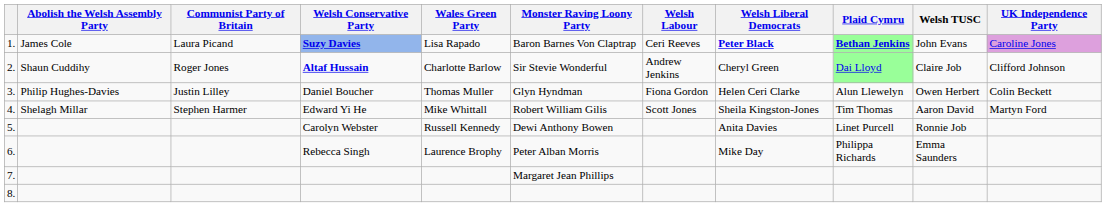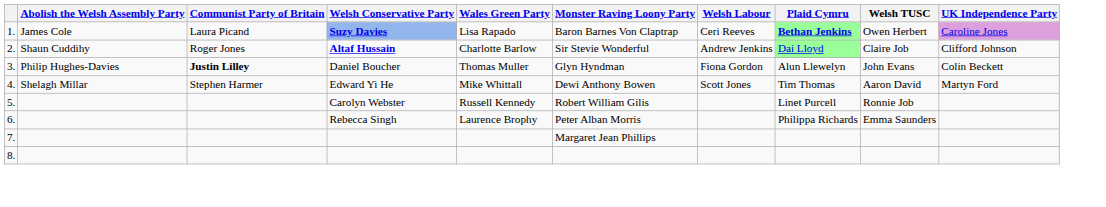- column: (774, 19)
(941, 43) John Evans -> (895, 31) Owen Herbert
(201, 91) normal -> (219, 66) bold
(948, 91) Owen Herbert -> (889, 66) John Evans
(560, 109) Robert William Gilis -> (605, 84) Dewi Anthony Bowen
(563, 127) Dewi Anthony Bowen -> (602, 102) Robert William Gilis
